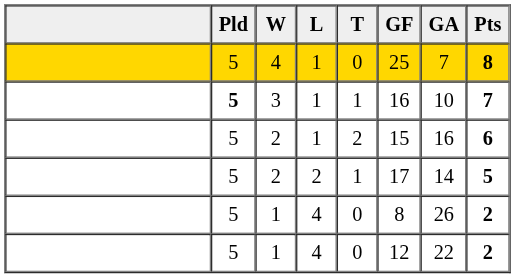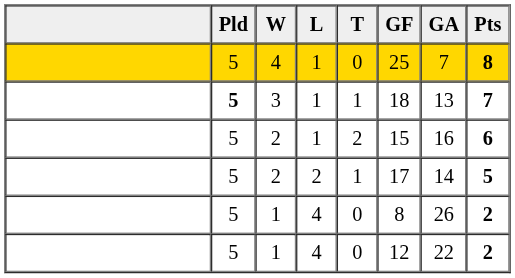(399, 100) 16 -> (399, 100) 18
(444, 100) 10 -> (444, 100) 13
